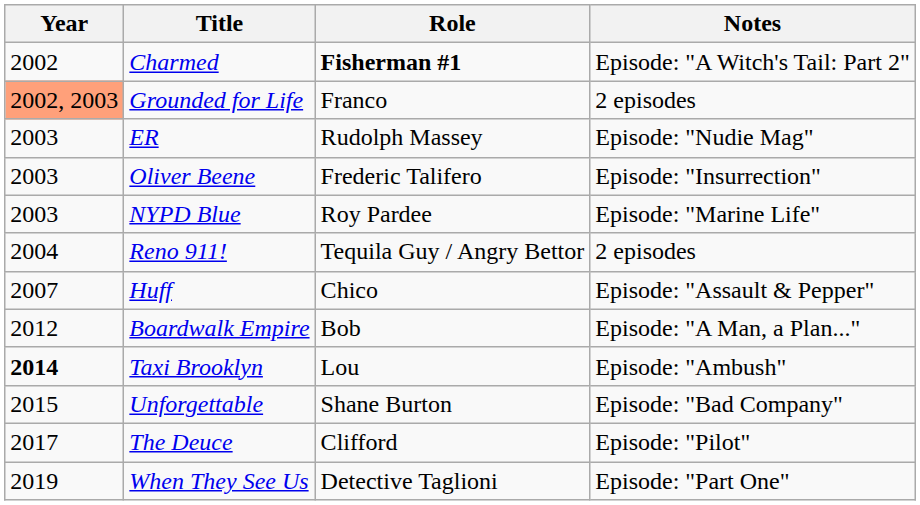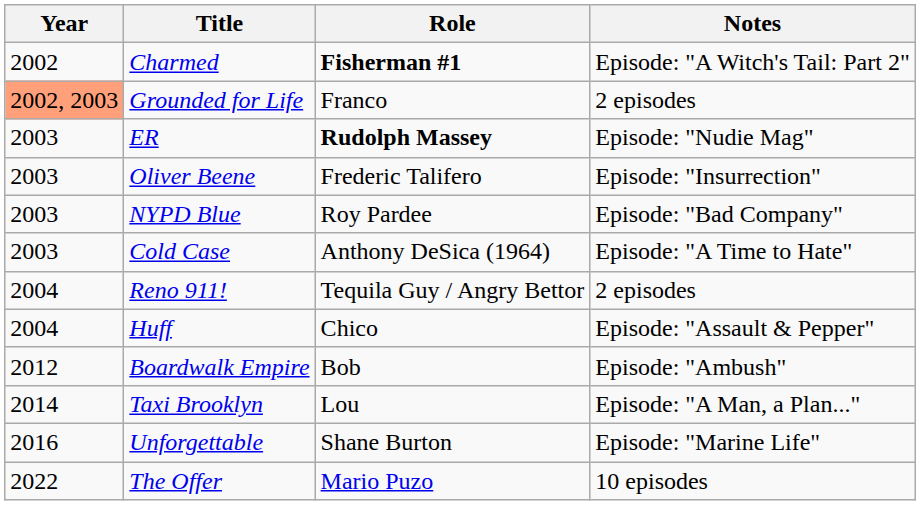(402, 137) normal -> (406, 137) bold
(708, 213) Episode: "Marine Life" -> (719, 213) Episode: "Bad Company"
+ row: (180, 251)
(34, 289) 2007 -> (34, 328) 2004
(728, 328) Episode: "A Man, a Plan..." -> (691, 366) Episode: "Ambush"
(34, 366) bold -> (34, 404) normal
(691, 366) Episode: "Ambush" -> (728, 404) Episode: "A Man, a Plan..."
(34, 404) 2015 -> (34, 442) 2016
(719, 404) Episode: "Bad Company" -> (708, 442) Episode: "Marine Life"
- row: (181, 442)
- row: (219, 480)
+ row: (176, 480)
